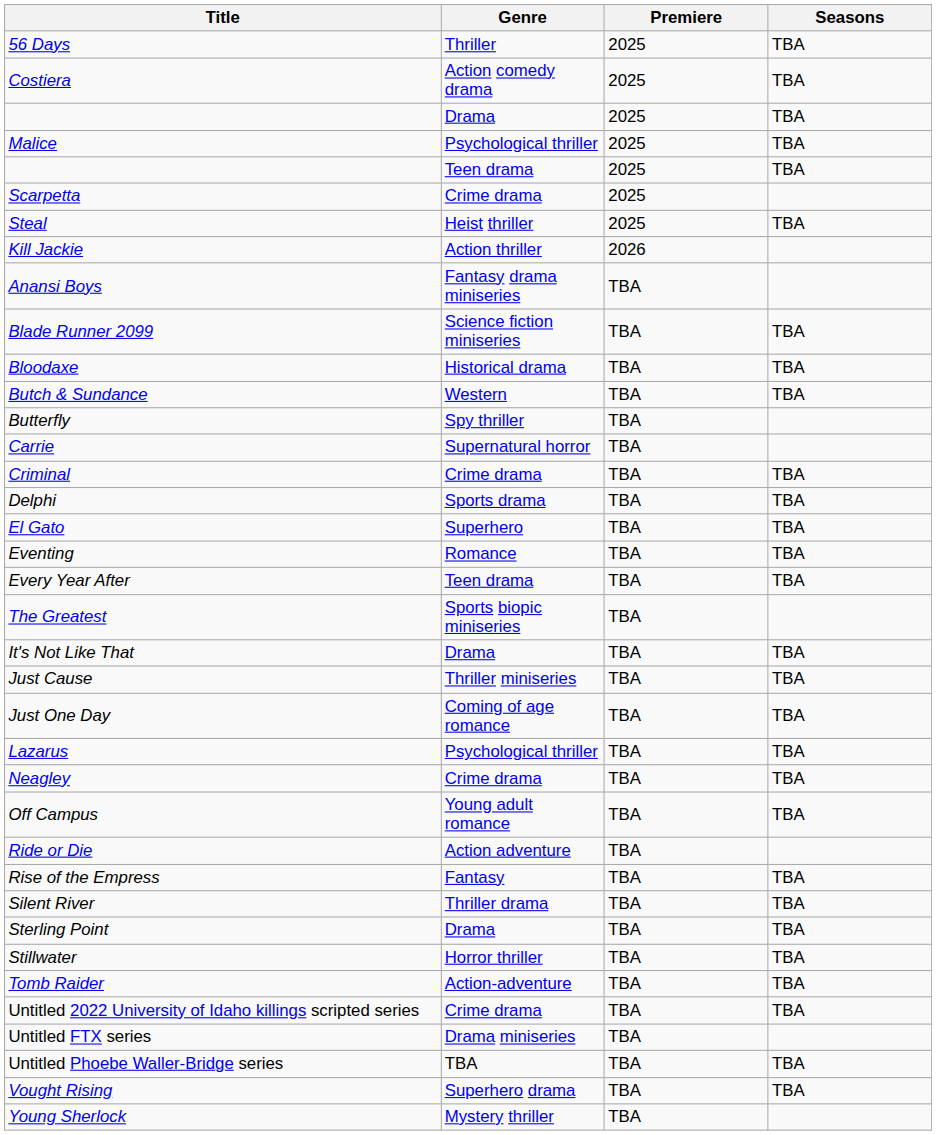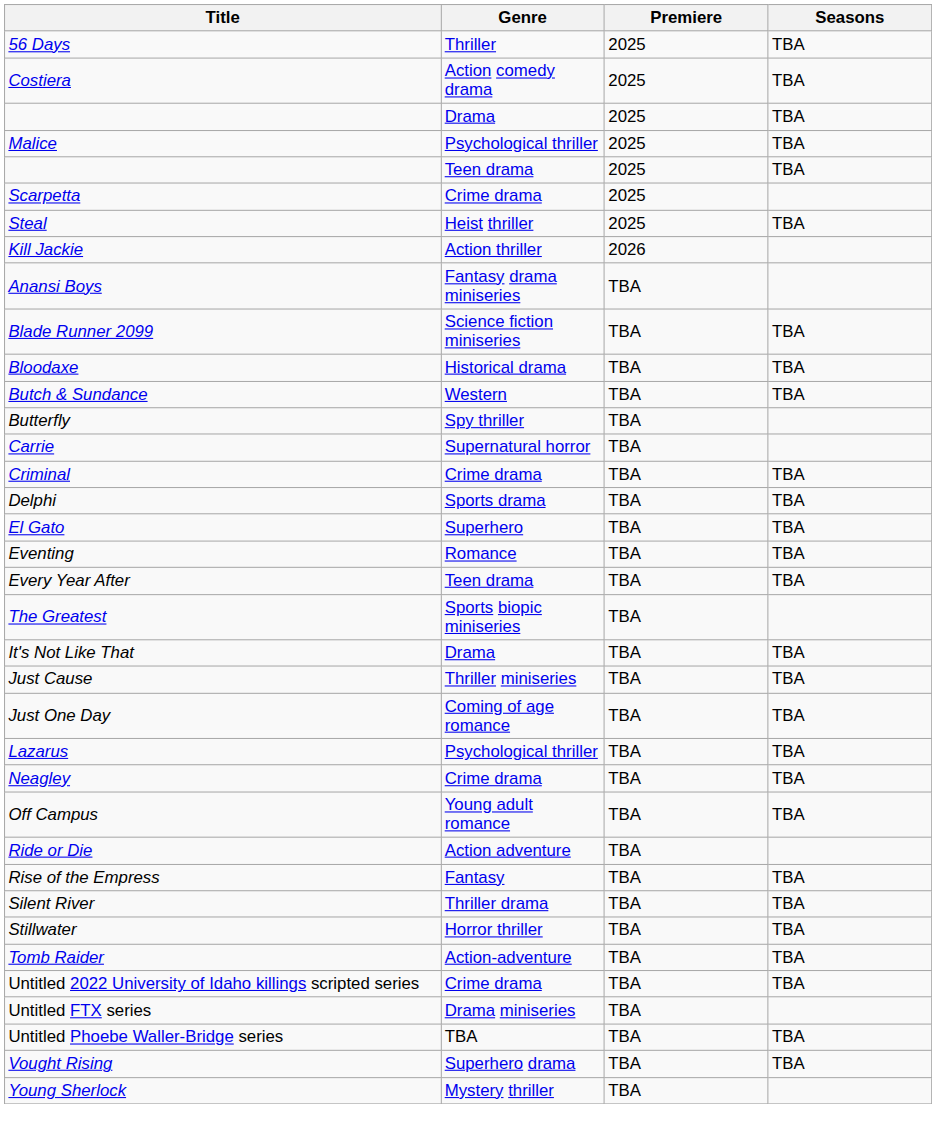- row: (58, 930)
